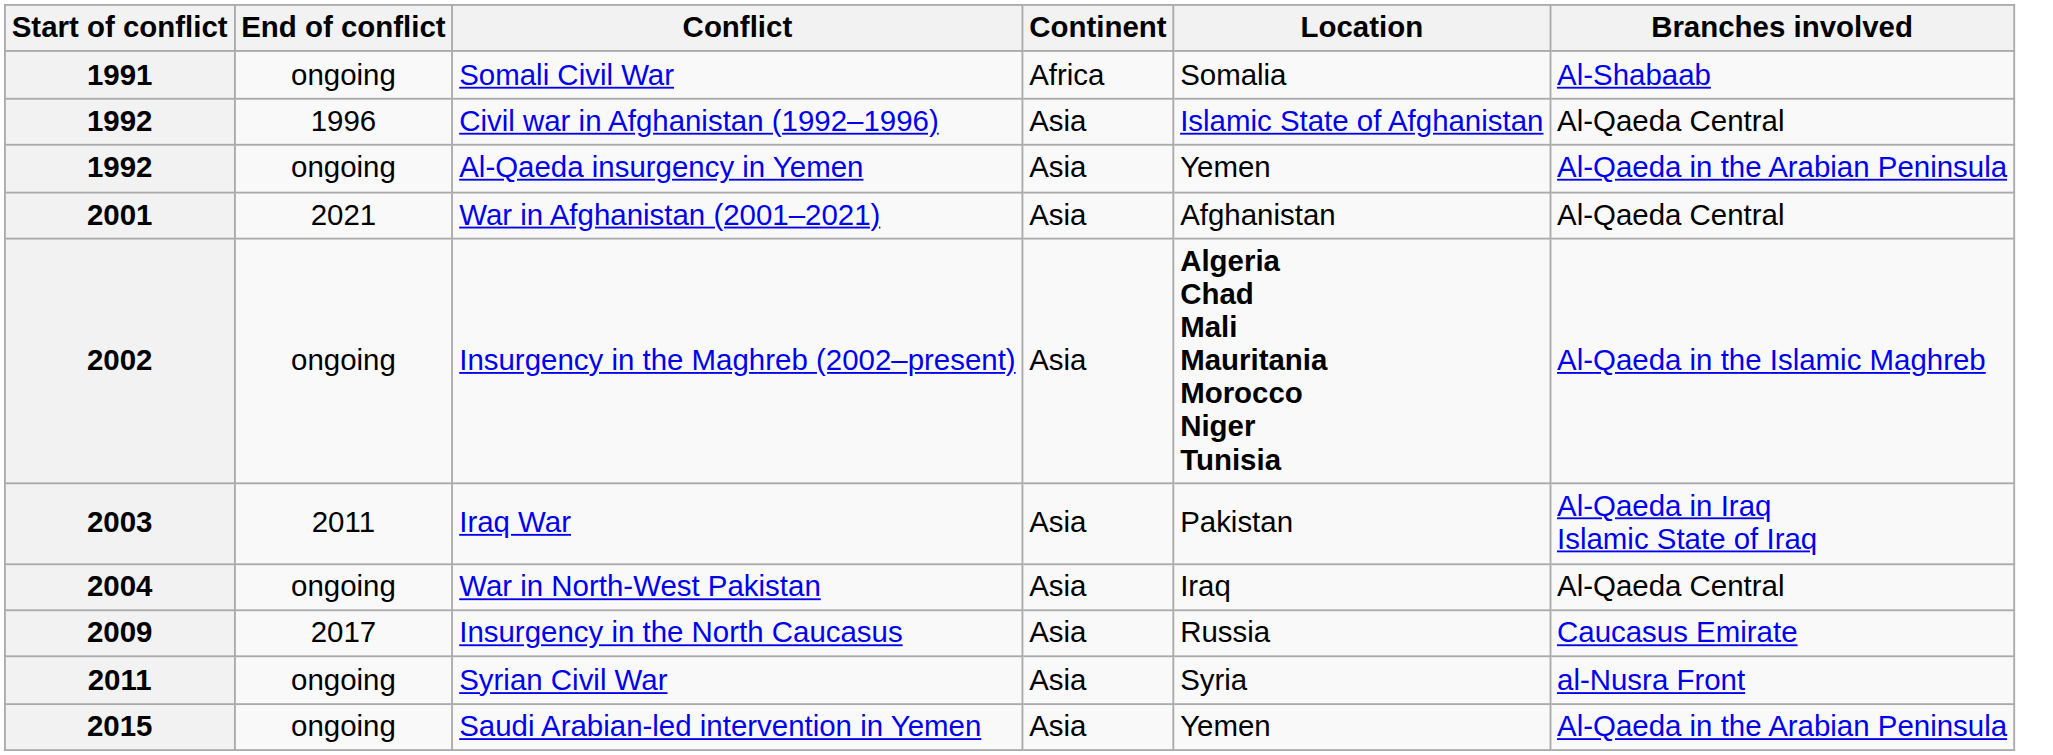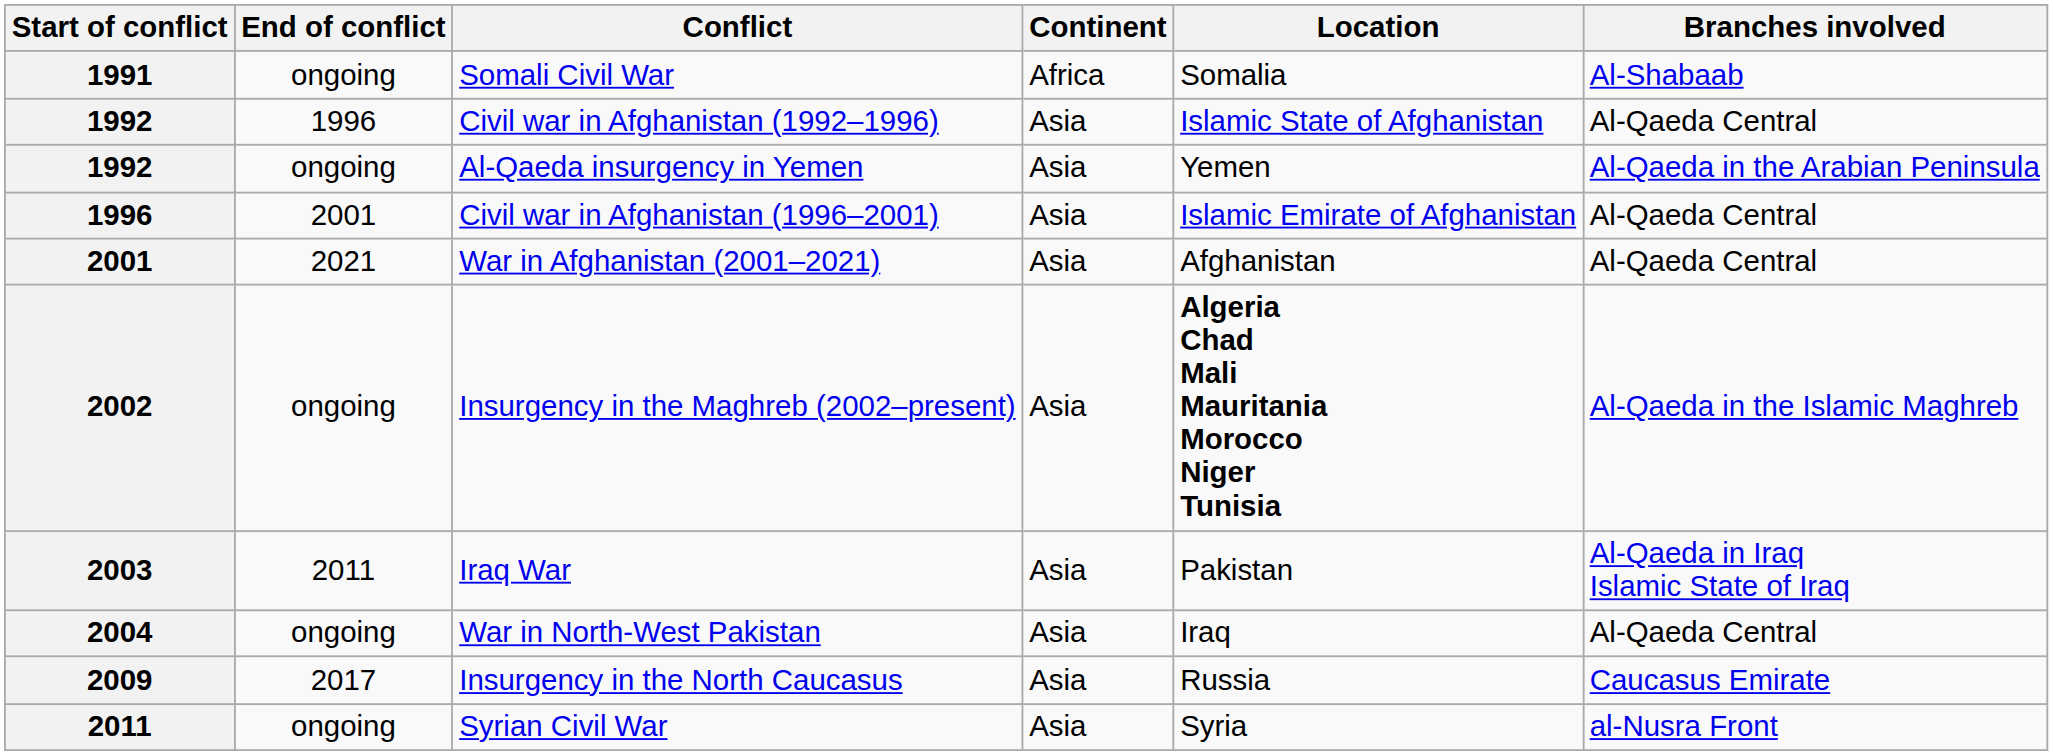+ row: (699, 214)
- row: (720, 726)
